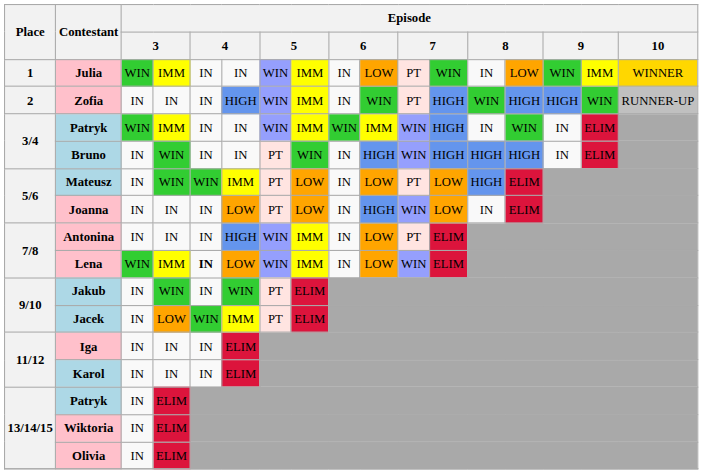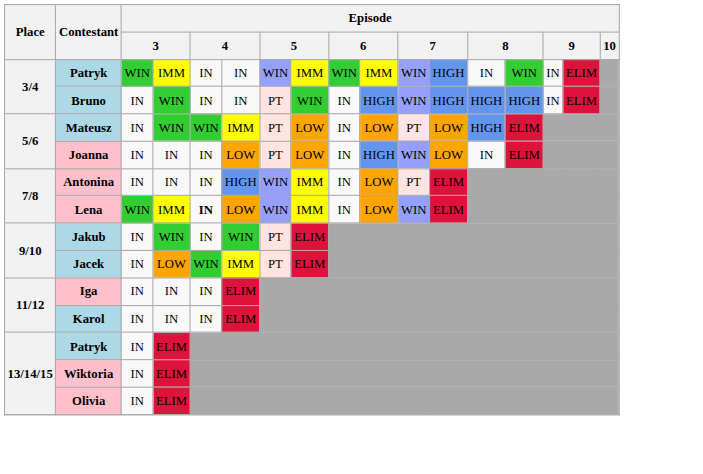- row: (30, 73)
- row: (30, 100)
